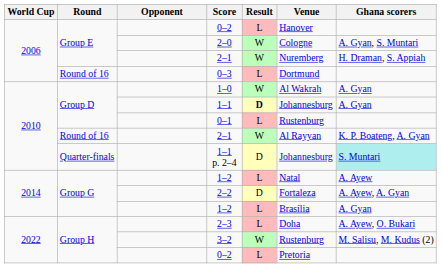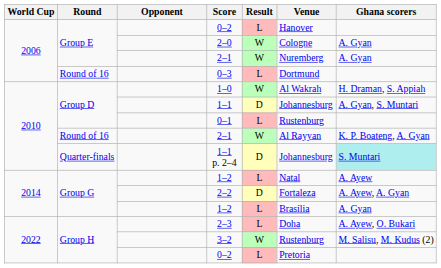(378, 43) A. Gyan, S. Muntari -> (355, 43) A. Gyan
(382, 58) H. Draman, S. Appiah -> (355, 58) A. Gyan
(355, 89) A. Gyan -> (382, 89) H. Draman, S. Appiah
(259, 105) bold -> (259, 105) normal
(355, 105) A. Gyan -> (378, 105) A. Gyan, S. Muntari
